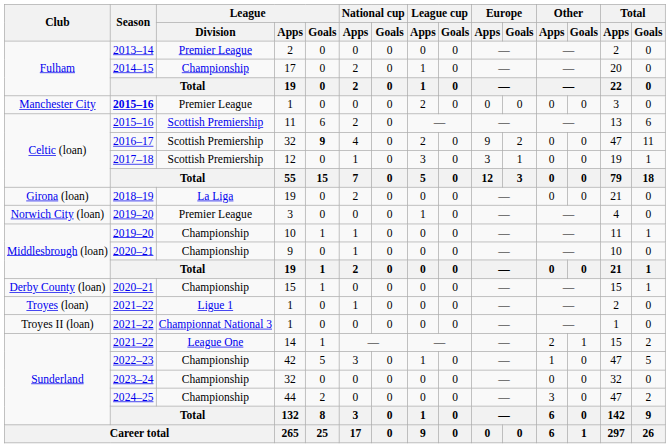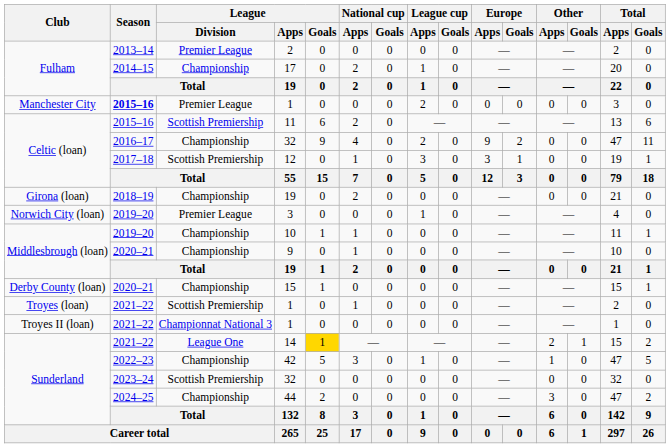(215, 141) Scottish Premiership -> (215, 141) Championship
(322, 141) bold -> (322, 141) normal
(215, 196) La Liga -> (215, 196) Championship
(215, 305) Ligue 1 -> (215, 305) Scottish Premiership
(322, 342) no background -> (322, 342) gold background
(215, 379) Championship -> (215, 379) Scottish Premiership
